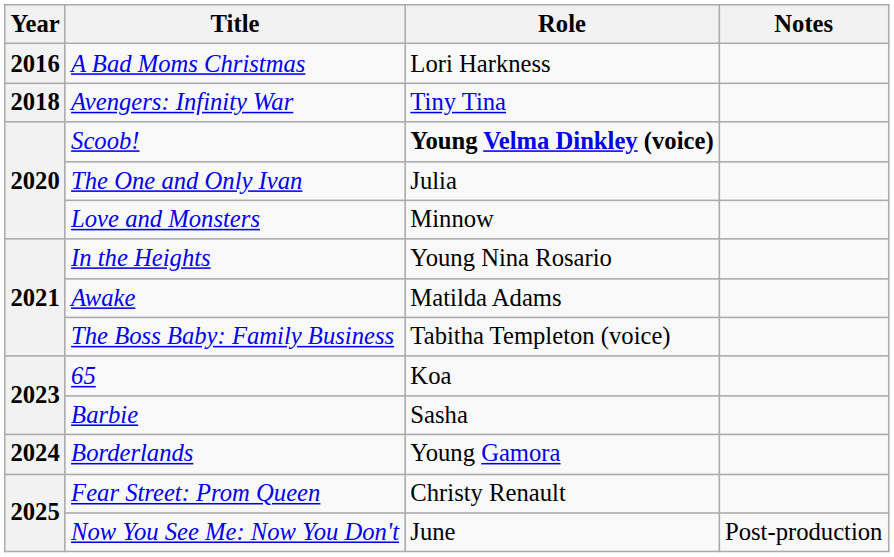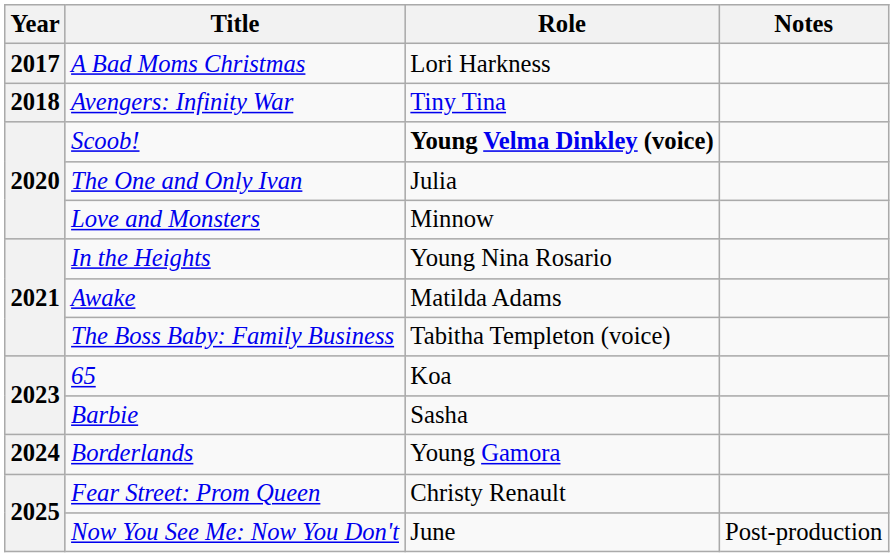(35, 63) 2016 -> (35, 63) 2017
